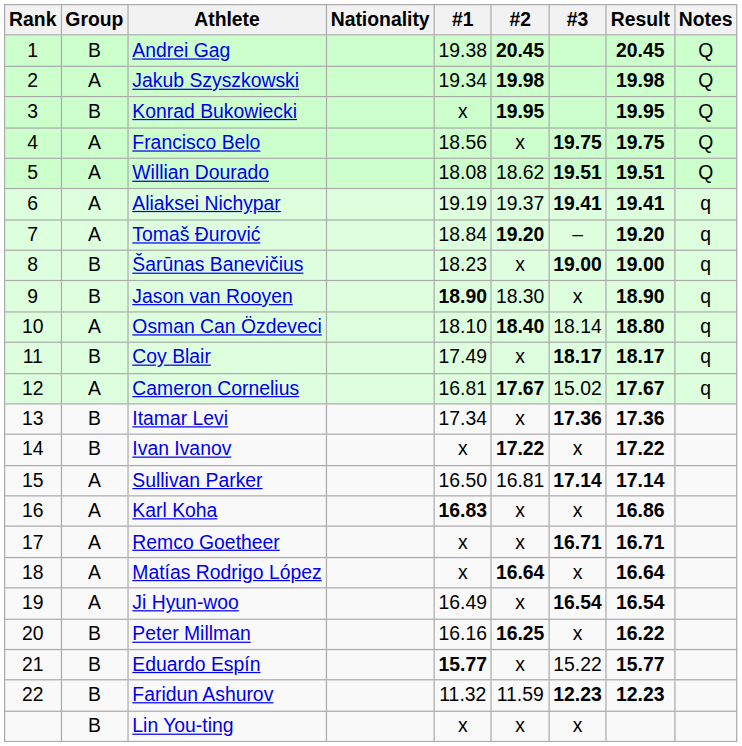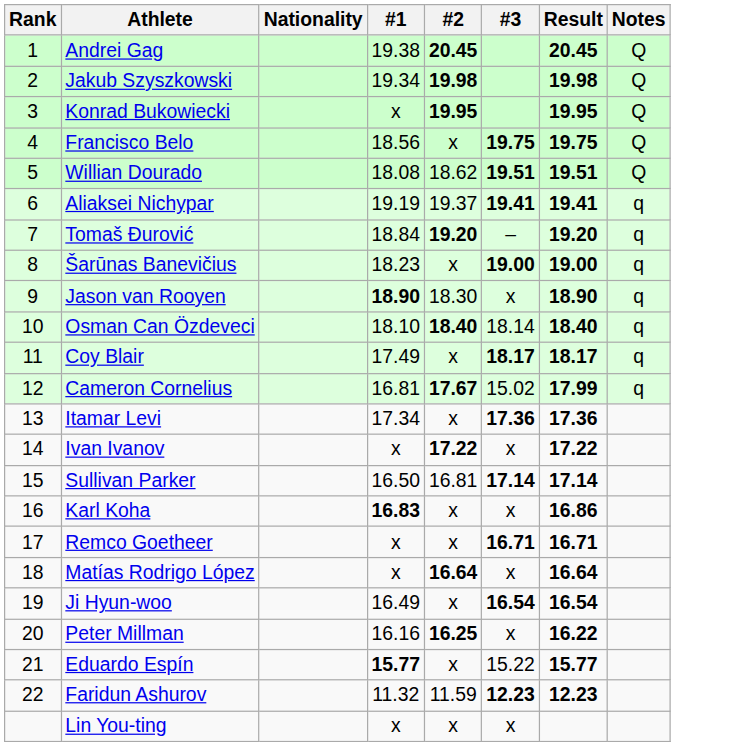- column: (94, 19)
(640, 326) 18.80 -> (573, 326) 18.40
(640, 388) 17.67 -> (573, 388) 17.99
